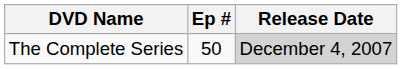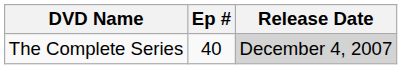(211, 48) 50 -> (211, 48) 40
